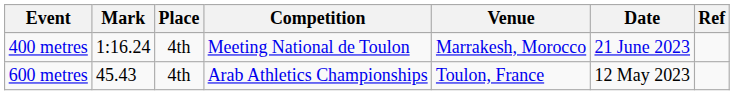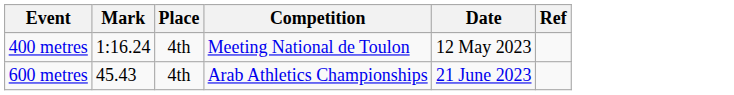- column: (511, 18)
(642, 47) 21 June 2023 -> (484, 47) 12 May 2023
(642, 75) 12 May 2023 -> (484, 75) 21 June 2023
